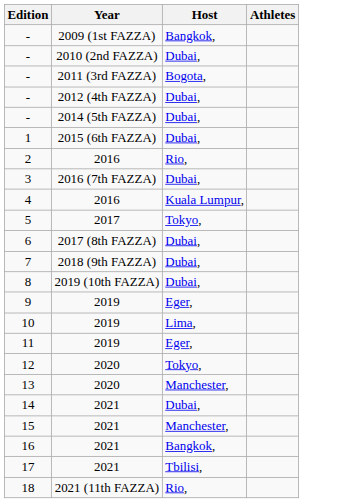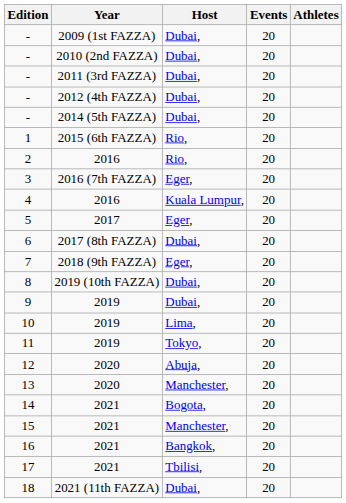+ column: (269, 14)
(190, 35) Bangkok, -> (183, 35) Dubai,
(186, 76) Bogota, -> (183, 76) Dubai,
(183, 138) Dubai, -> (176, 138) Rio,
(183, 179) Dubai, -> (179, 179) Eger,
(183, 220) Tokyo, -> (179, 220) Eger,
(183, 261) Dubai, -> (179, 261) Eger,
(179, 302) Eger, -> (183, 302) Dubai,
(179, 343) Eger, -> (183, 343) Tokyo,
(183, 364) Tokyo, -> (183, 364) Abuja,
(183, 405) Dubai, -> (186, 405) Bogota,
(176, 487) Rio, -> (183, 487) Dubai,
